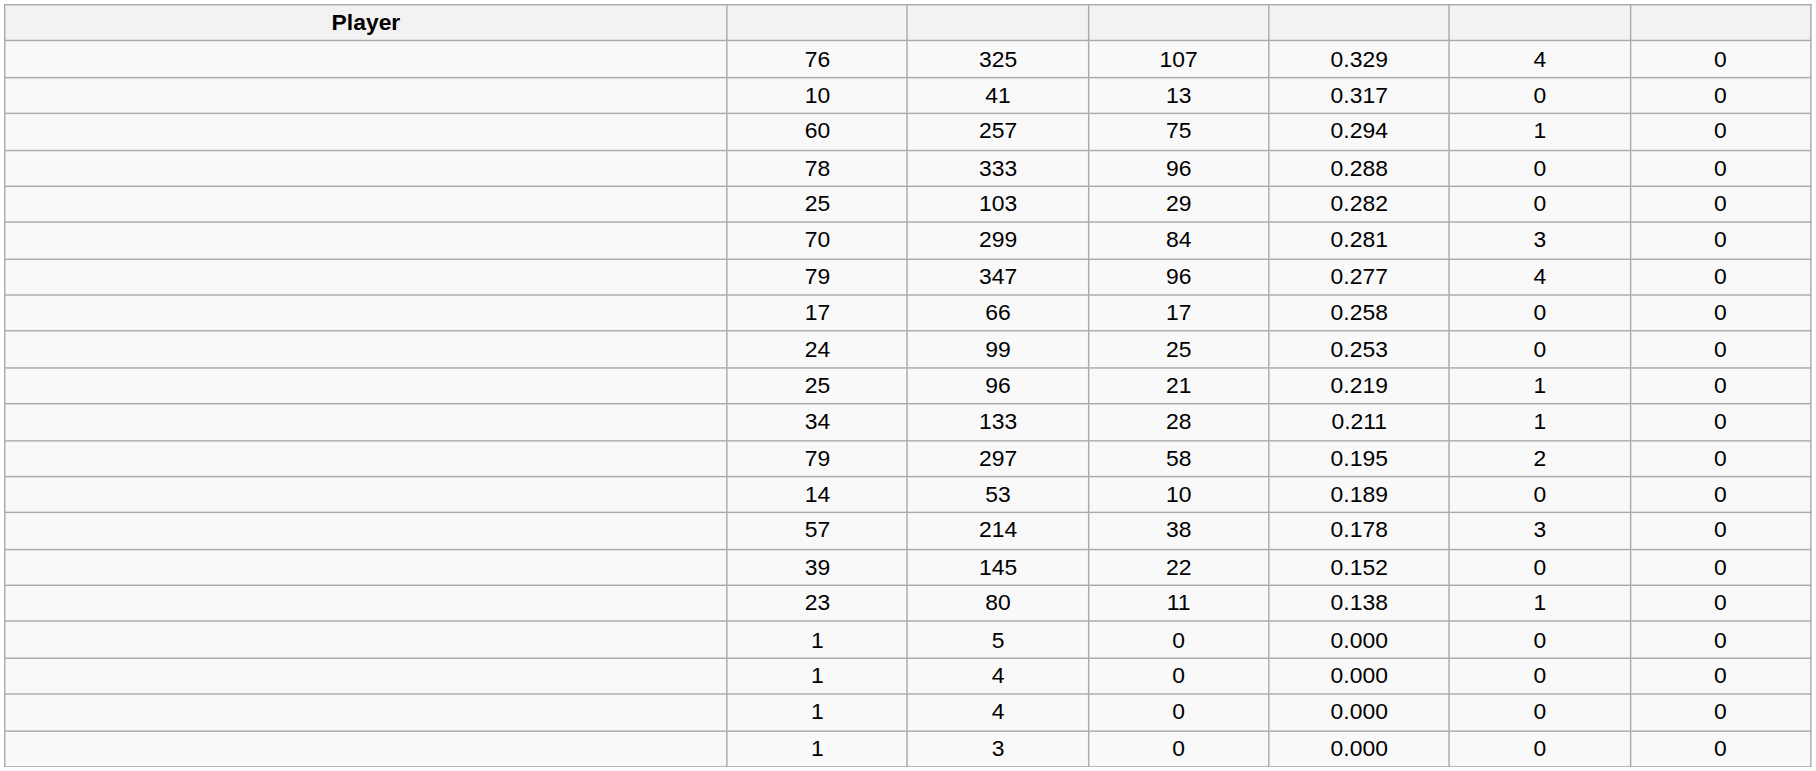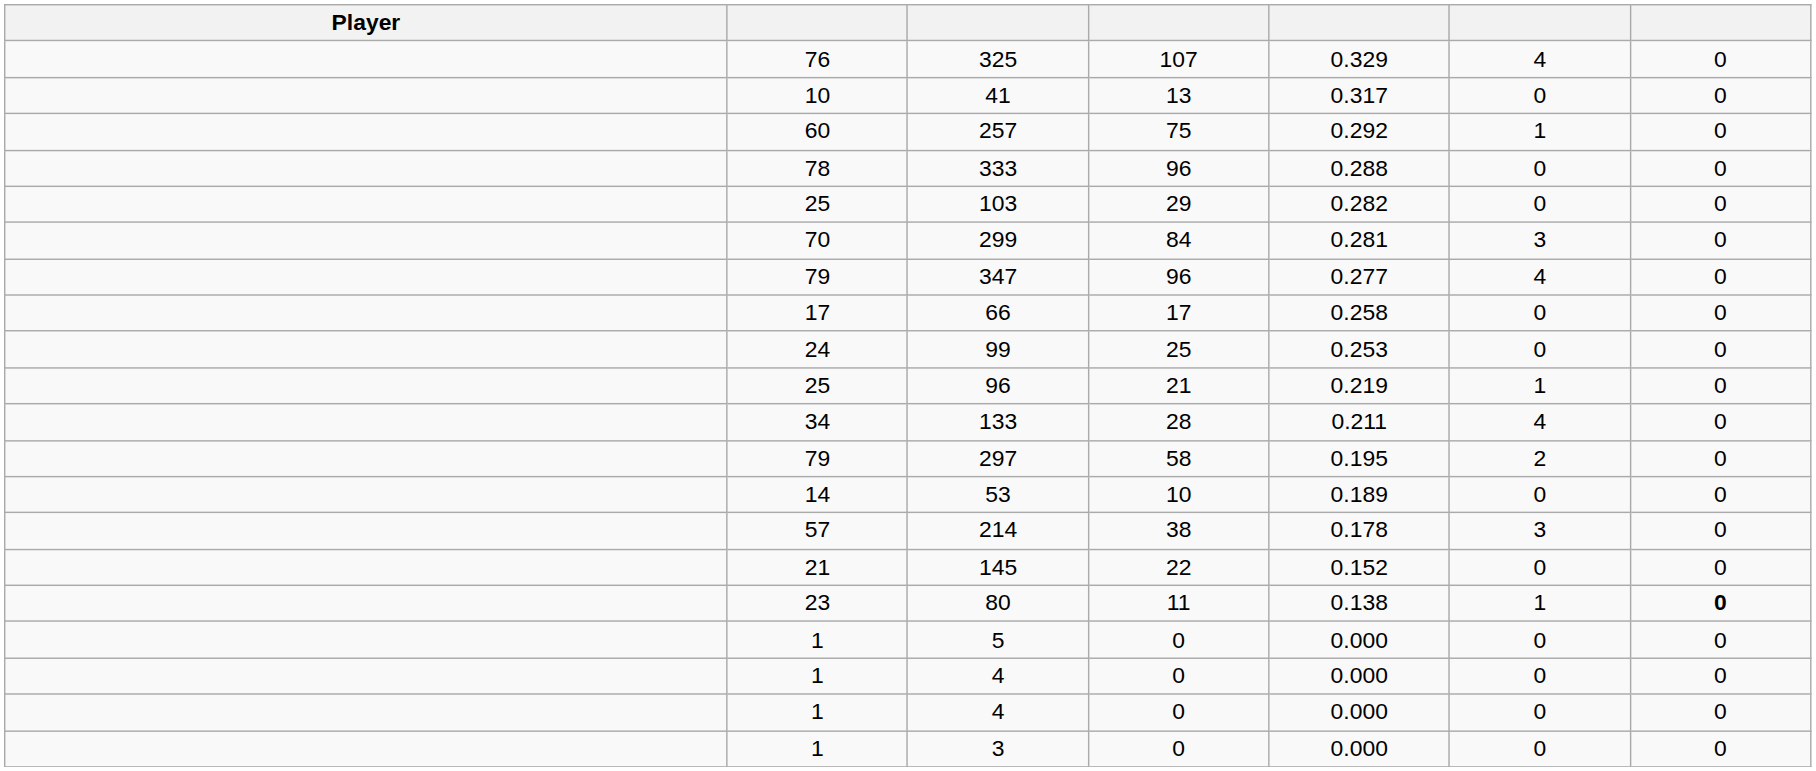(1359, 131) 0.294 -> (1359, 131) 0.292
(1540, 421) 1 -> (1540, 421) 4
(817, 566) 39 -> (817, 566) 21
(1720, 603) normal -> (1720, 603) bold
